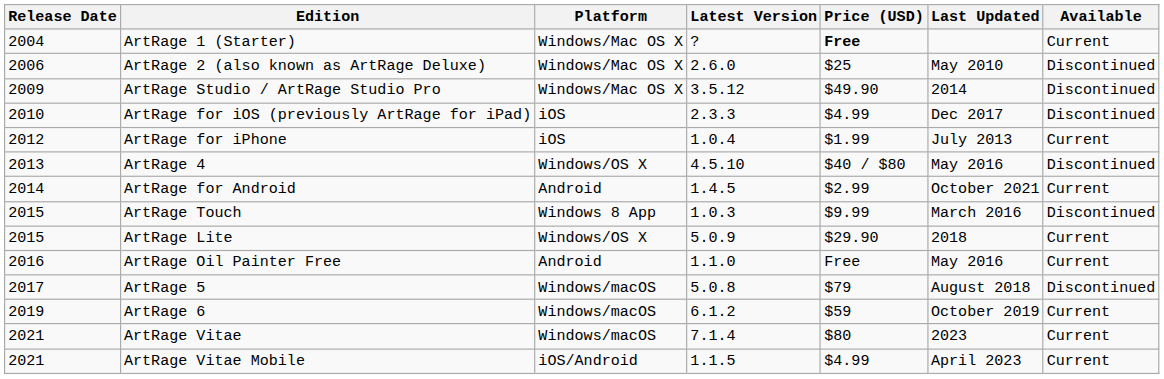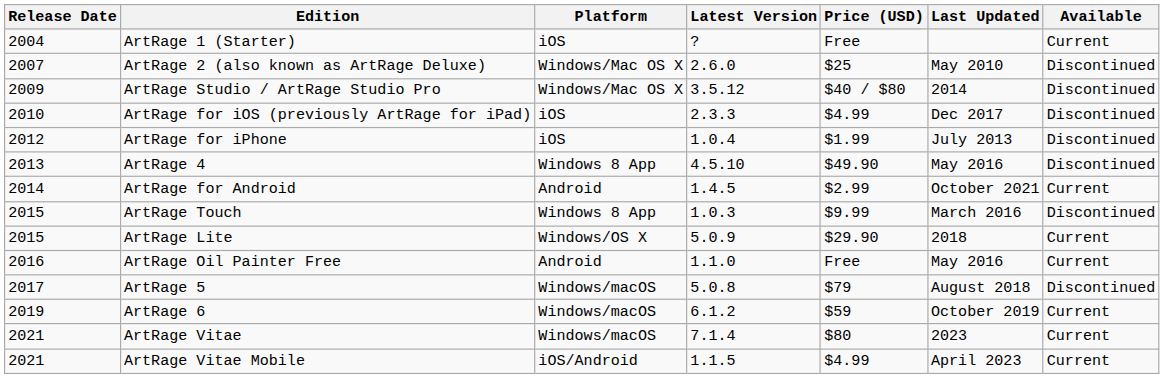(611, 41) Windows/Mac OS X -> (552, 41) iOS
(842, 41) bold -> (842, 41) normal
(26, 66) 2006 -> (26, 66) 2007
(851, 91) $49.90 -> (865, 91) $40 / $80
(1078, 140) Current -> (1101, 140) Discontinued
(593, 164) Windows/OS X -> (597, 164) Windows 8 App
(865, 164) $40 / $80 -> (851, 164) $49.90
